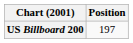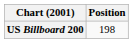(107, 30) 197 -> (107, 30) 198
